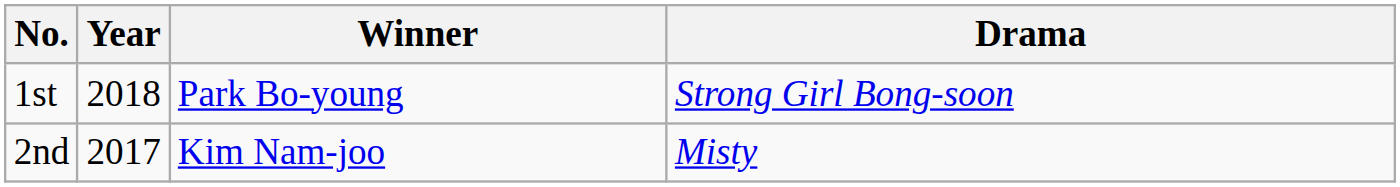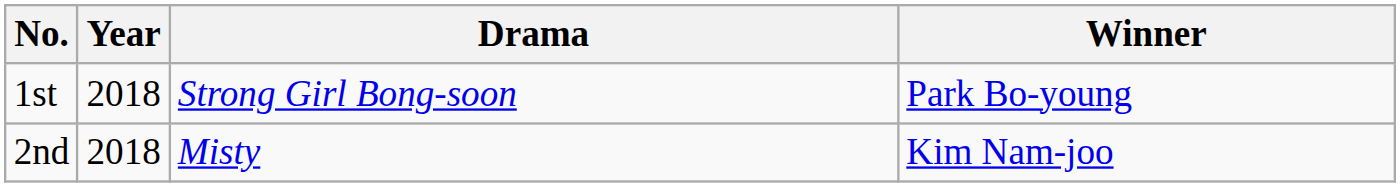columns swapped: (418, 33) <-> (1031, 33)
(124, 151) 2017 -> (124, 151) 2018
